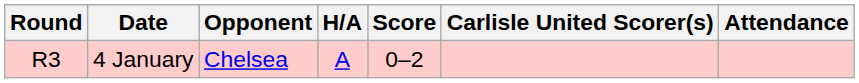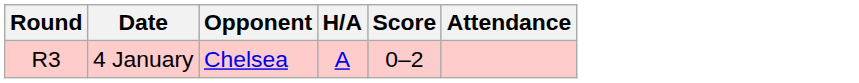- column: (580, 22)
